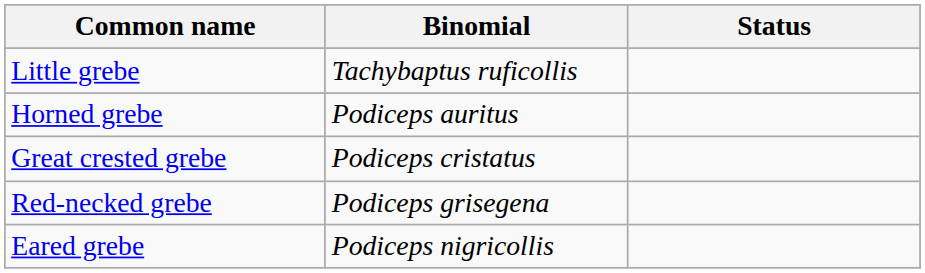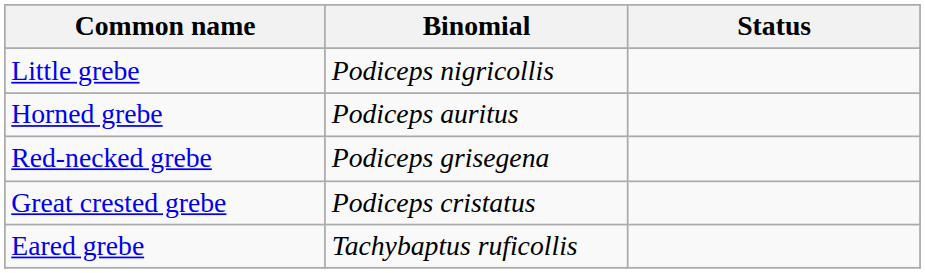(455, 70) Tachybaptus ruficollis -> (443, 70) Podiceps nigricollis
rows swapped: (112, 202) <-> (119, 158)
(443, 245) Podiceps nigricollis -> (455, 245) Tachybaptus ruficollis
